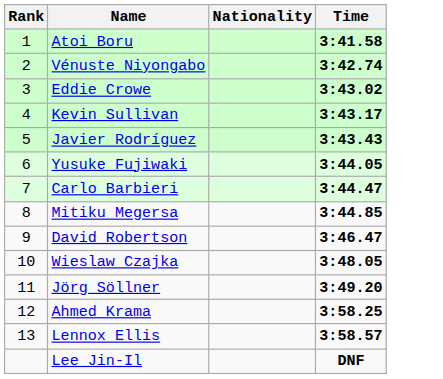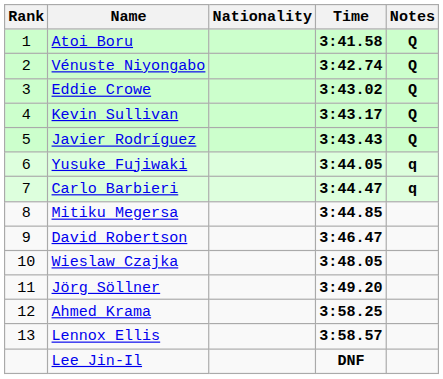+ column: (412, 17)
